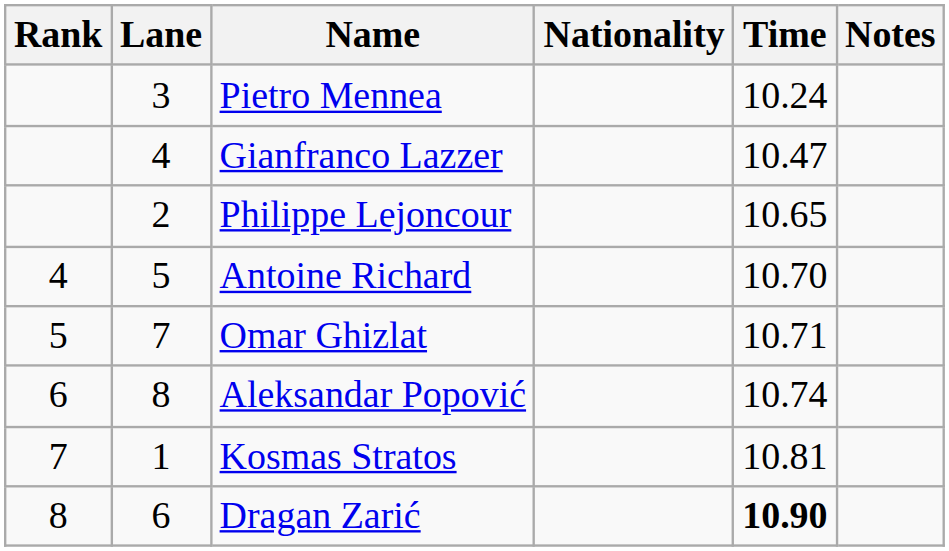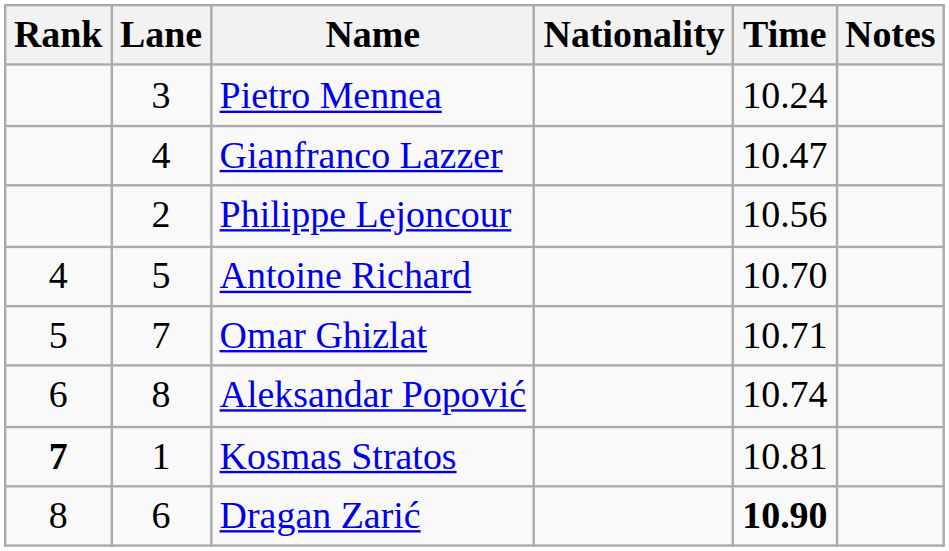(785, 214) 10.65 -> (785, 214) 10.56
(58, 455) normal -> (58, 455) bold
